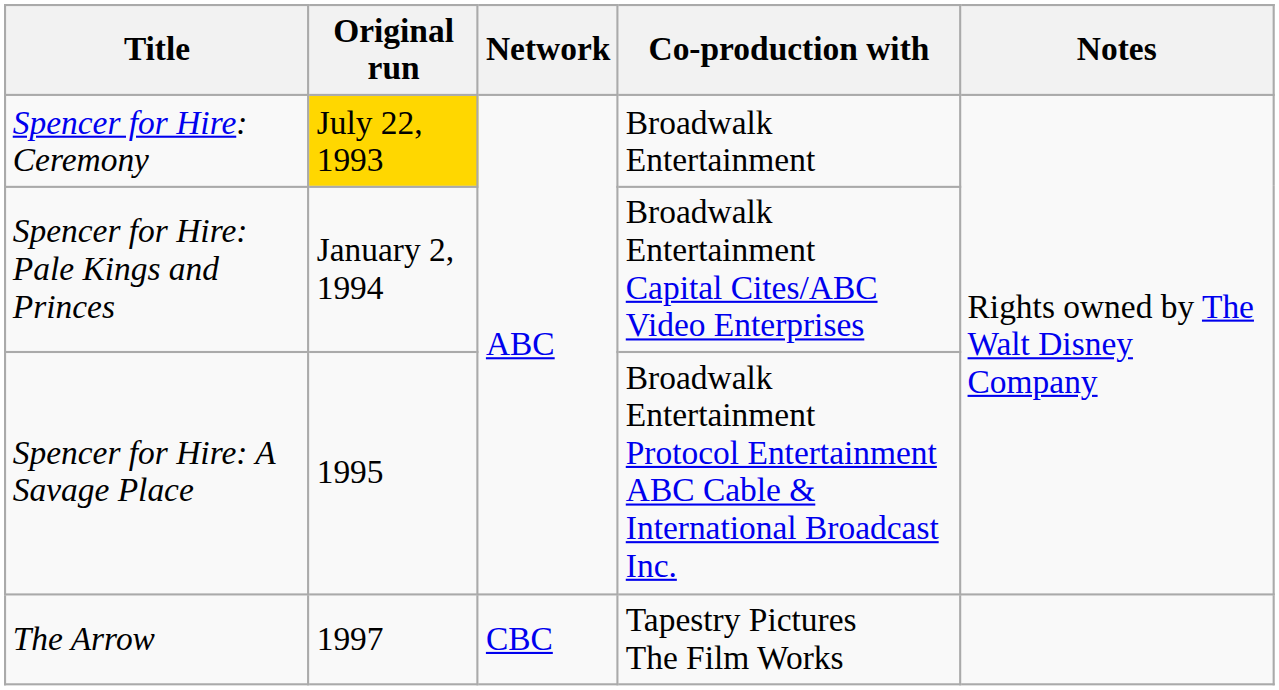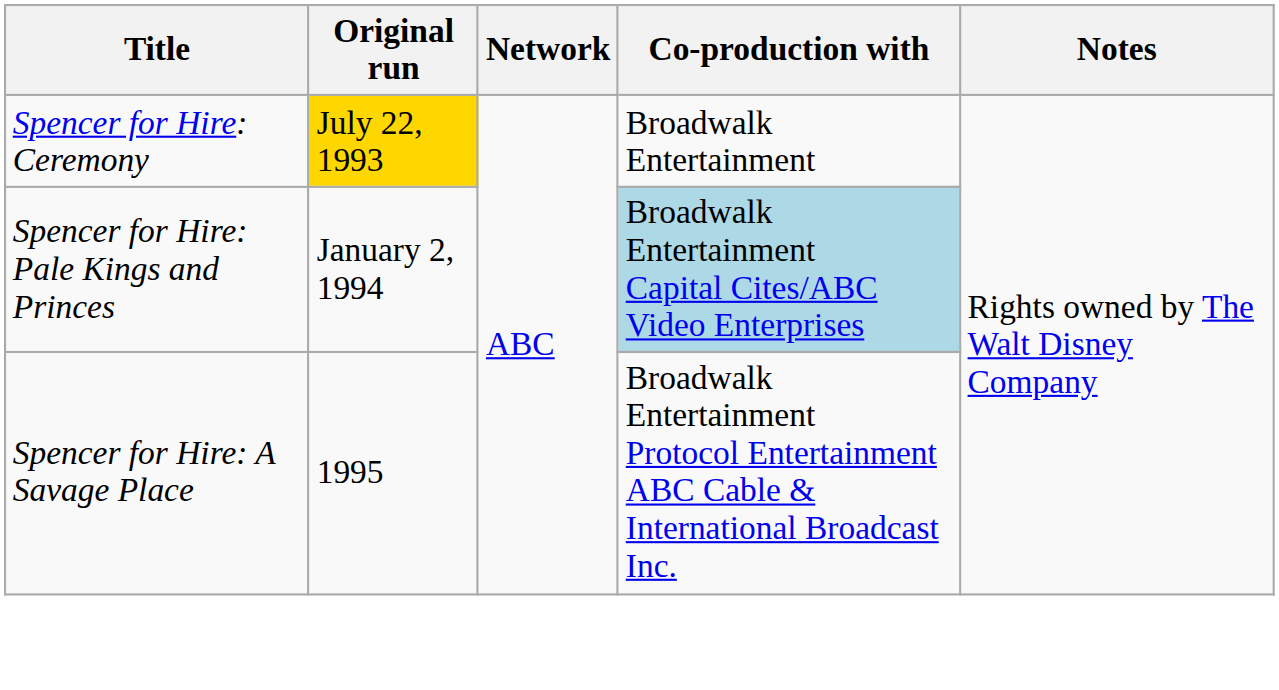(752, 268) no background -> (752, 268) lightblue background
- row: (84, 638)
